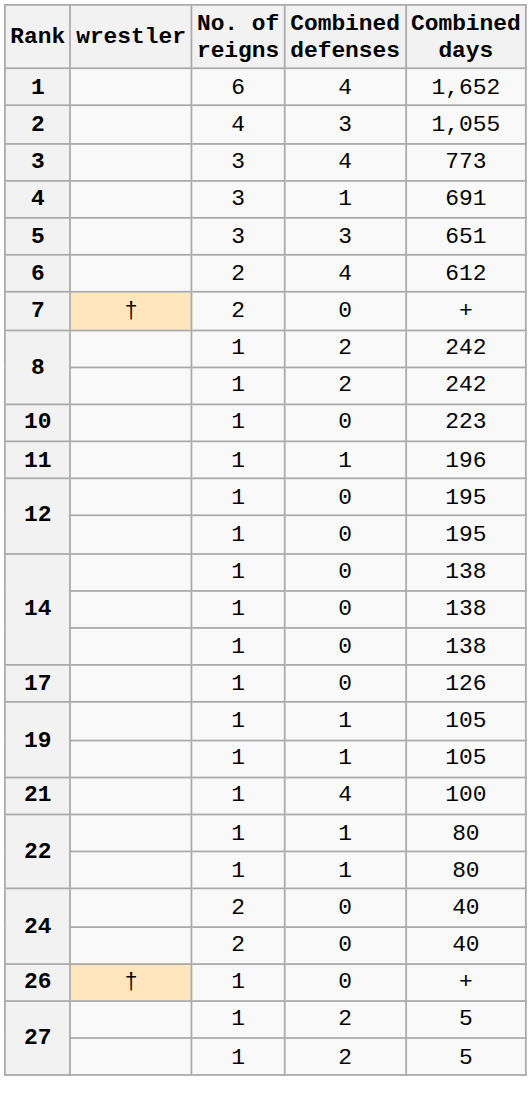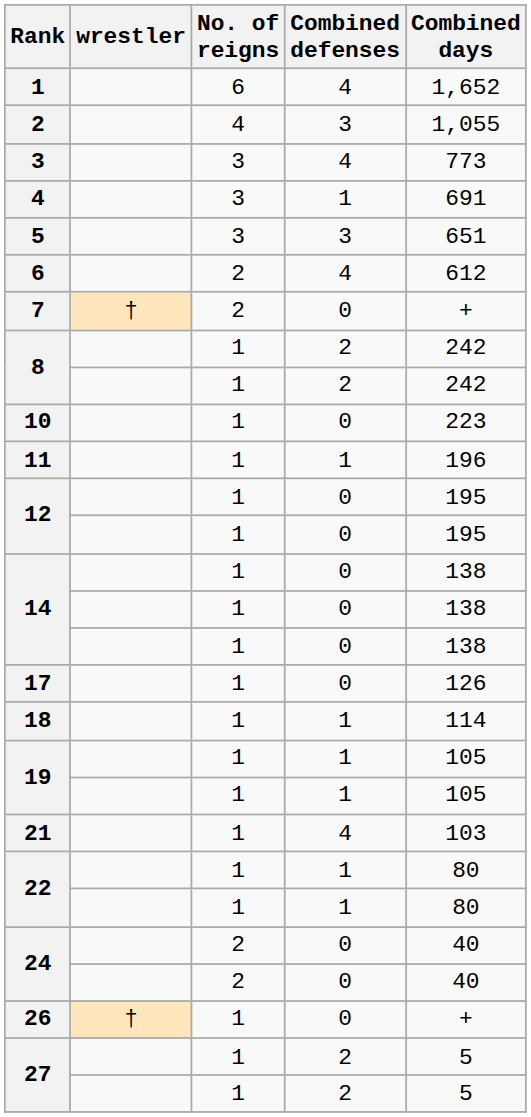+ row: (38, 721)
(466, 796) 100 -> (466, 833) 103
